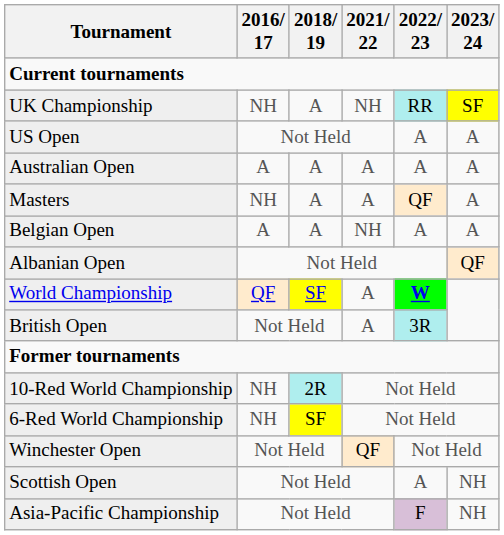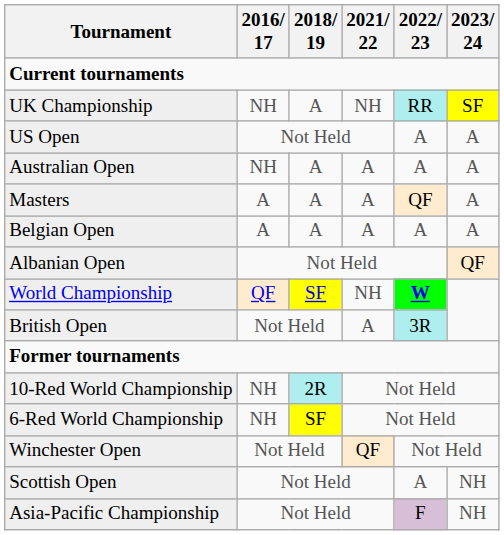(263, 167) A -> (263, 167) NH
(263, 199) NH -> (263, 199) A
(368, 230) NH -> (368, 230) A
(368, 293) A -> (368, 293) NH
